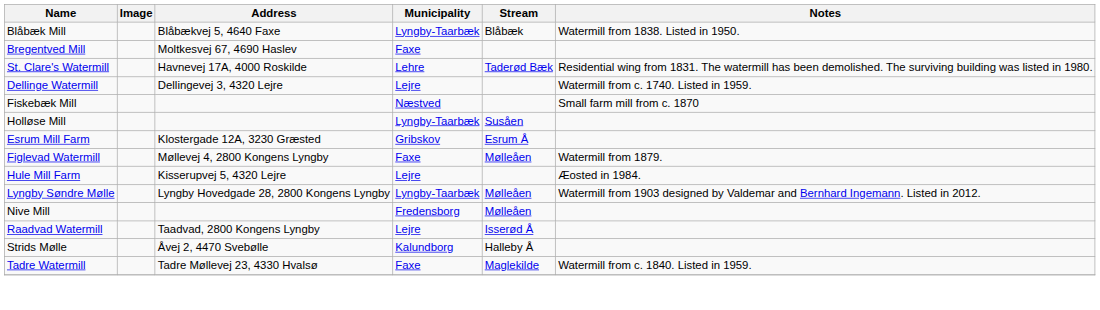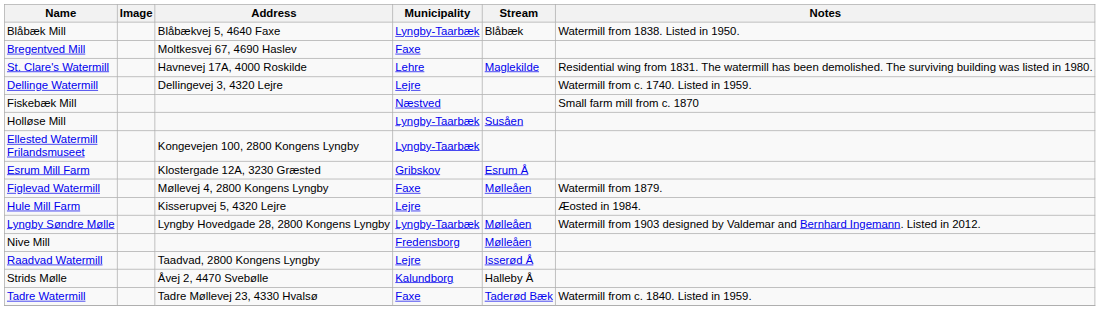(519, 67) Taderød Bæk -> (512, 67) Maglekilde
+ row: (52, 146)
(512, 265) Maglekilde -> (519, 296) Taderød Bæk
